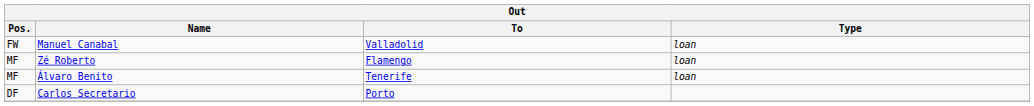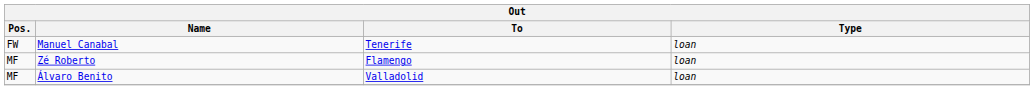(394, 44) Valladolid -> (389, 44) Tenerife
(389, 77) Tenerife -> (394, 77) Valladolid
- row: (87, 93)
